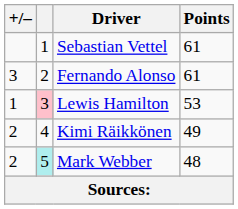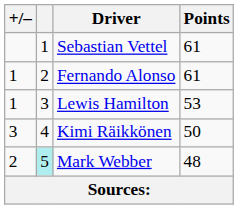(13, 75) 3 -> (13, 75) 1
(44, 103) pink background -> (44, 103) no background
(13, 132) 2 -> (13, 132) 3
(192, 132) 49 -> (192, 132) 50
